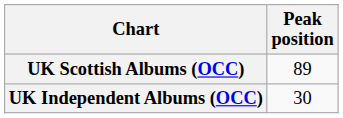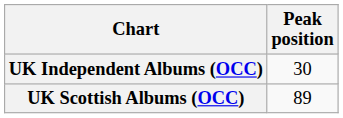rows swapped: (136, 98) <-> (136, 68)
